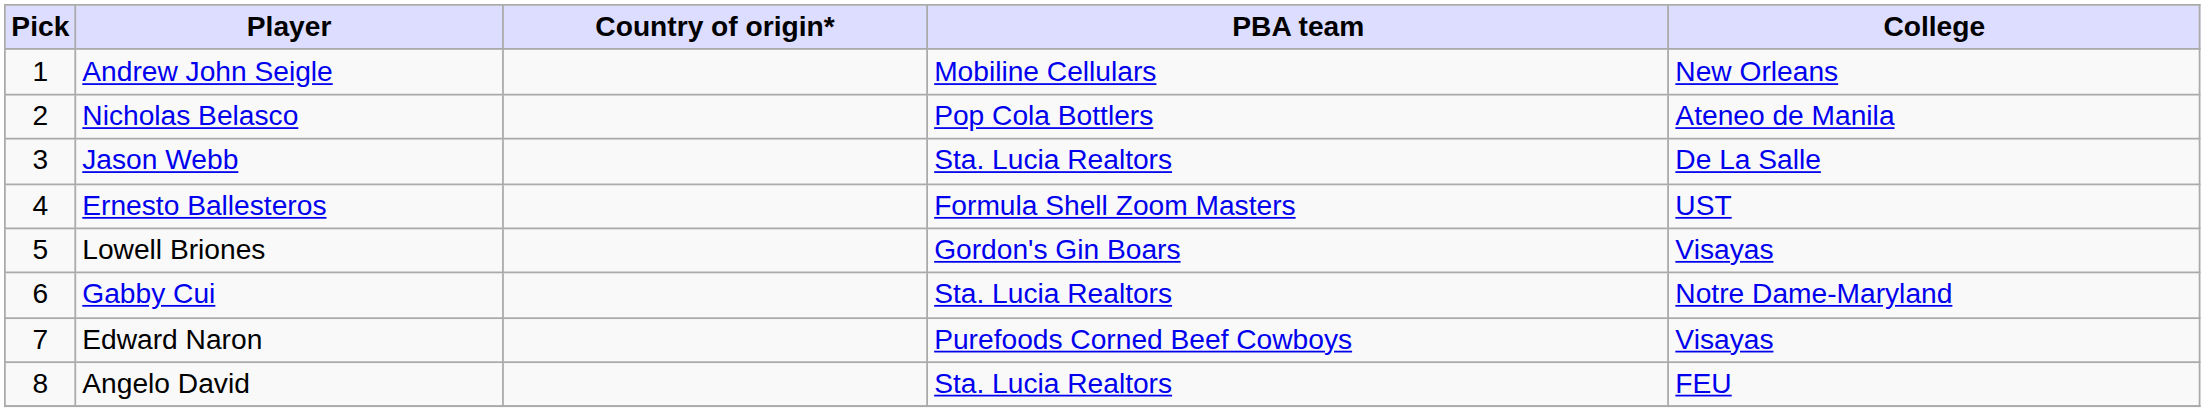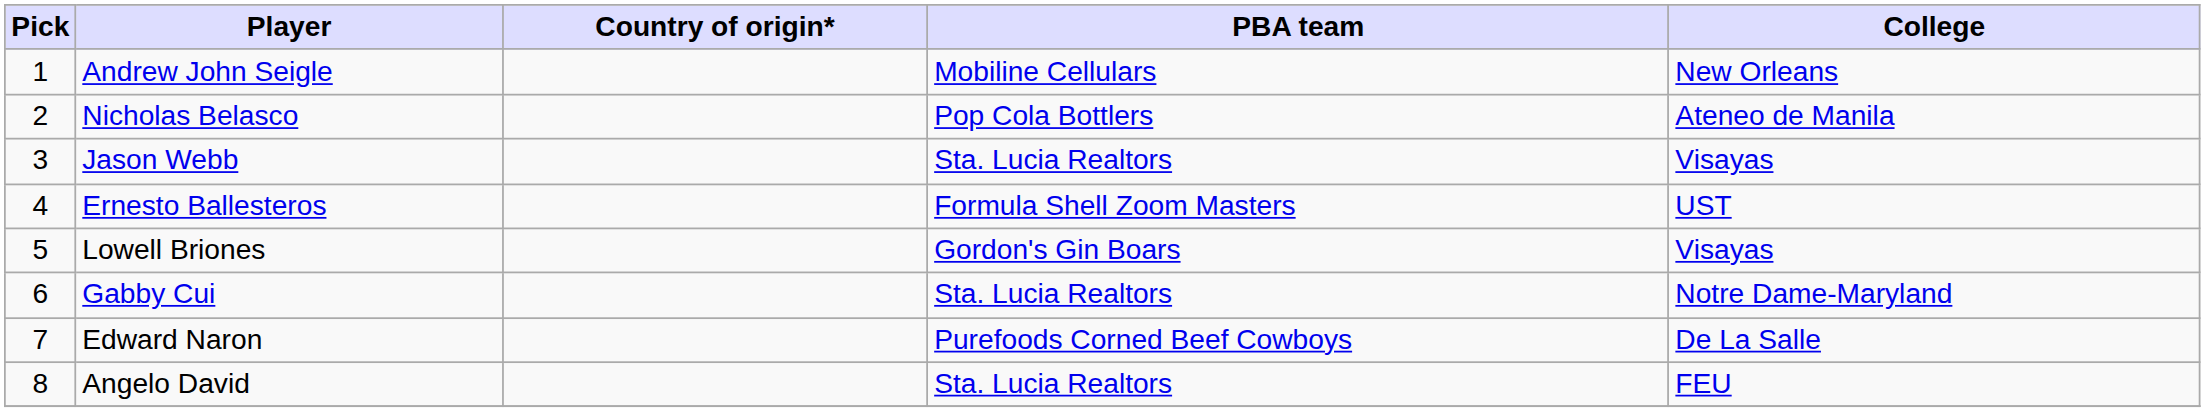(1748, 160) De La Salle -> (1724, 160) Visayas
(1724, 339) Visayas -> (1748, 339) De La Salle
